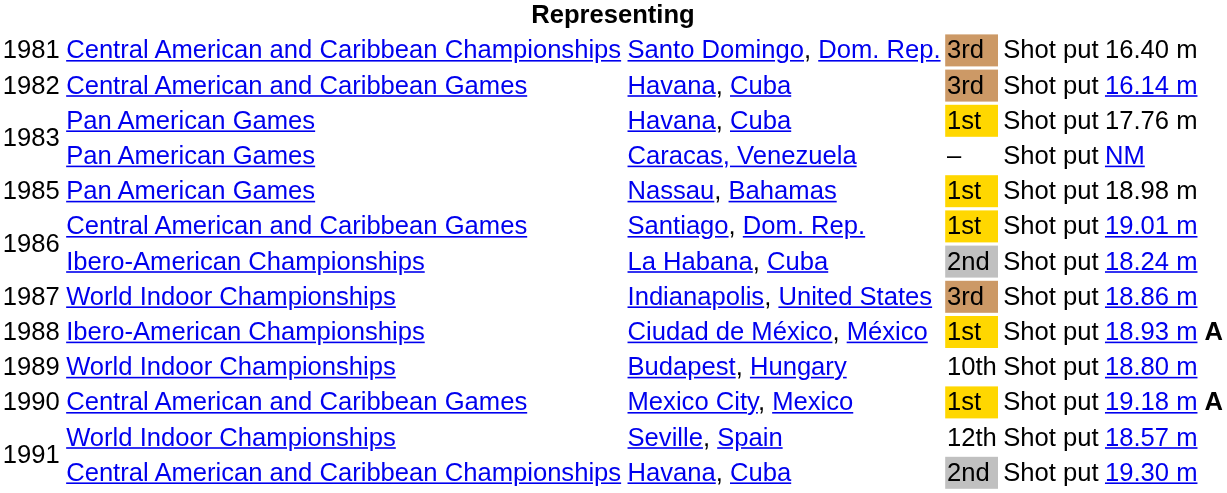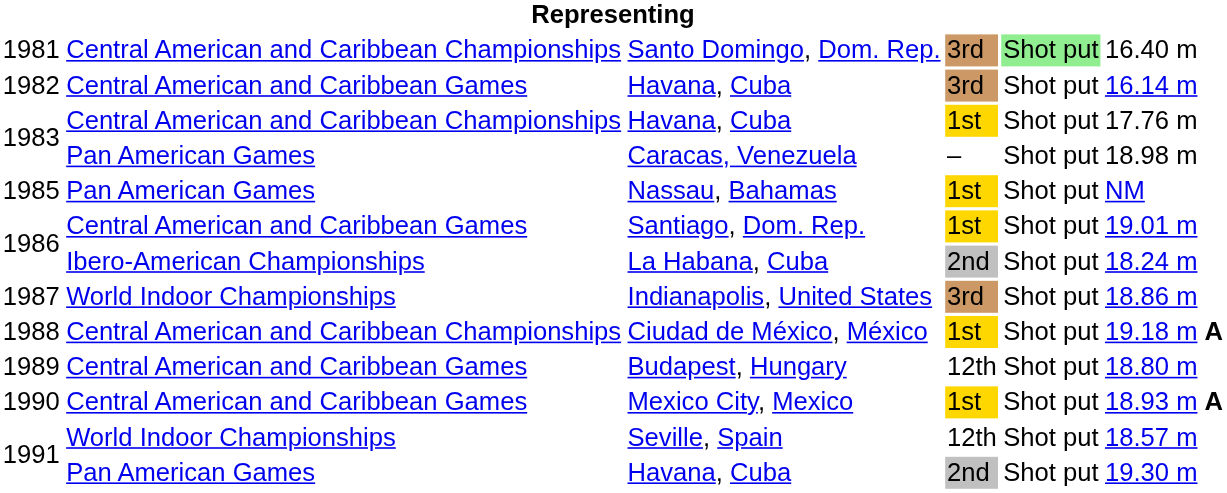(1051, 50) no background -> (1051, 50) lightgreen background
(191, 120) Pan American Games -> (344, 120) Central American and Caribbean Championships
(1125, 155) NM -> (1151, 155) 18.98 m
(1151, 190) 18.98 m -> (1125, 190) NM
(245, 331) Ibero-American Championships -> (344, 331) Central American and Caribbean Championships
(1164, 331) 18.93 m A -> (1164, 331) 19.18 m A
(231, 366) World Indoor Championships -> (297, 366) Central American and Caribbean Games
(972, 366) 10th -> (972, 366) 12th
(1164, 402) 19.18 m A -> (1164, 402) 18.93 m A
(344, 472) Central American and Caribbean Championships -> (191, 472) Pan American Games
